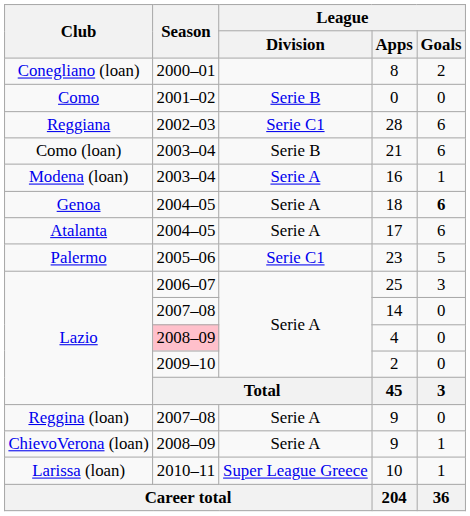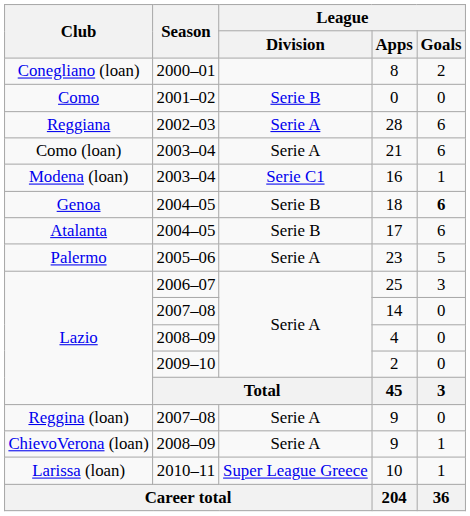(295, 124) Serie C1 -> (295, 124) Serie A
(295, 151) Serie B -> (295, 151) Serie A
(295, 177) Serie A -> (295, 177) Serie C1
(295, 204) Serie A -> (295, 204) Serie B
(295, 230) Serie A -> (295, 230) Serie B
(295, 257) Serie C1 -> (295, 257) Serie A
(186, 337) pink background -> (186, 337) no background
